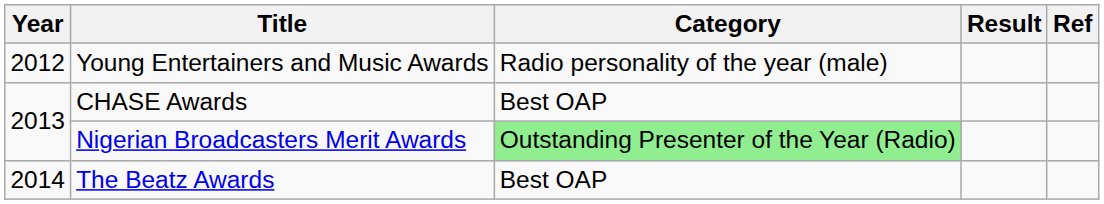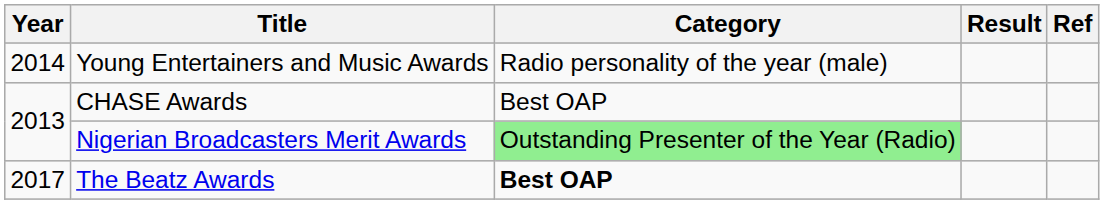(38, 62) 2012 -> (38, 62) 2014
(38, 179) 2014 -> (38, 179) 2017
(554, 179) normal -> (556, 179) bold
